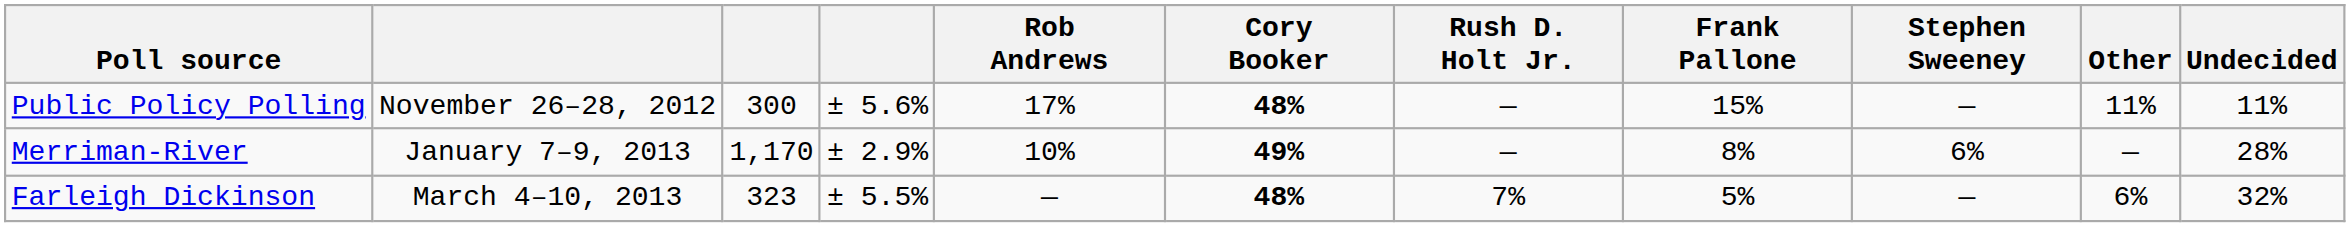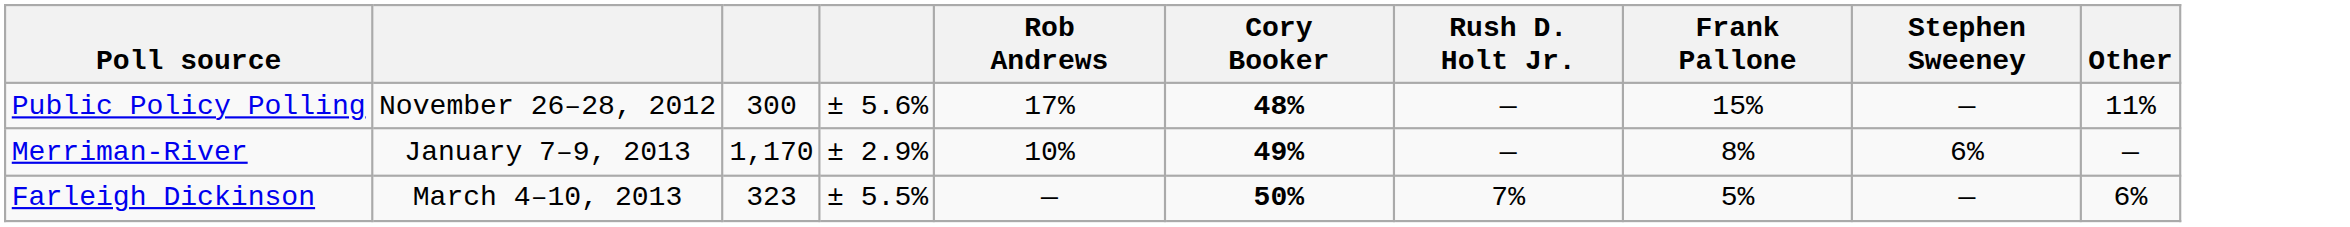- column: (2262, 60)
(1279, 198) 48% -> (1279, 198) 50%
